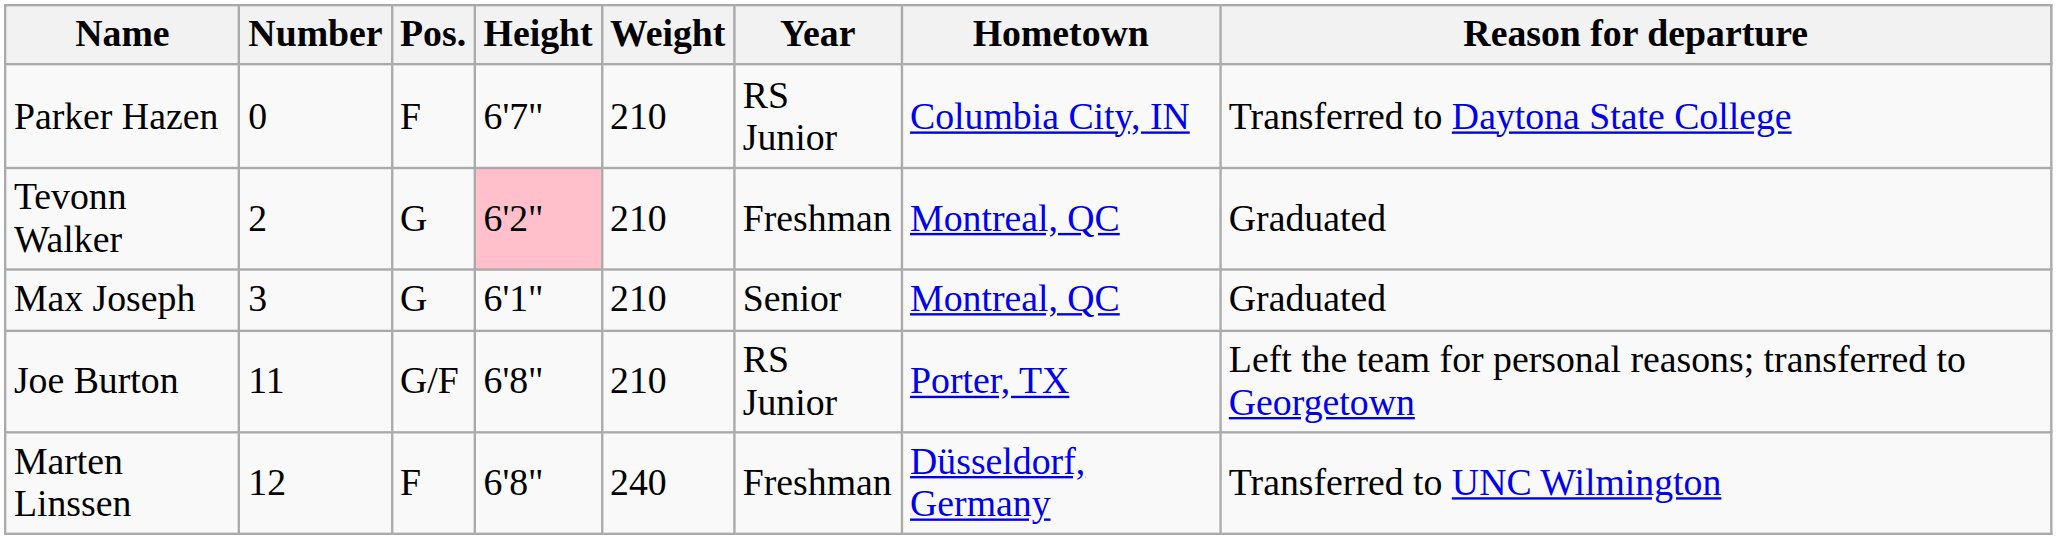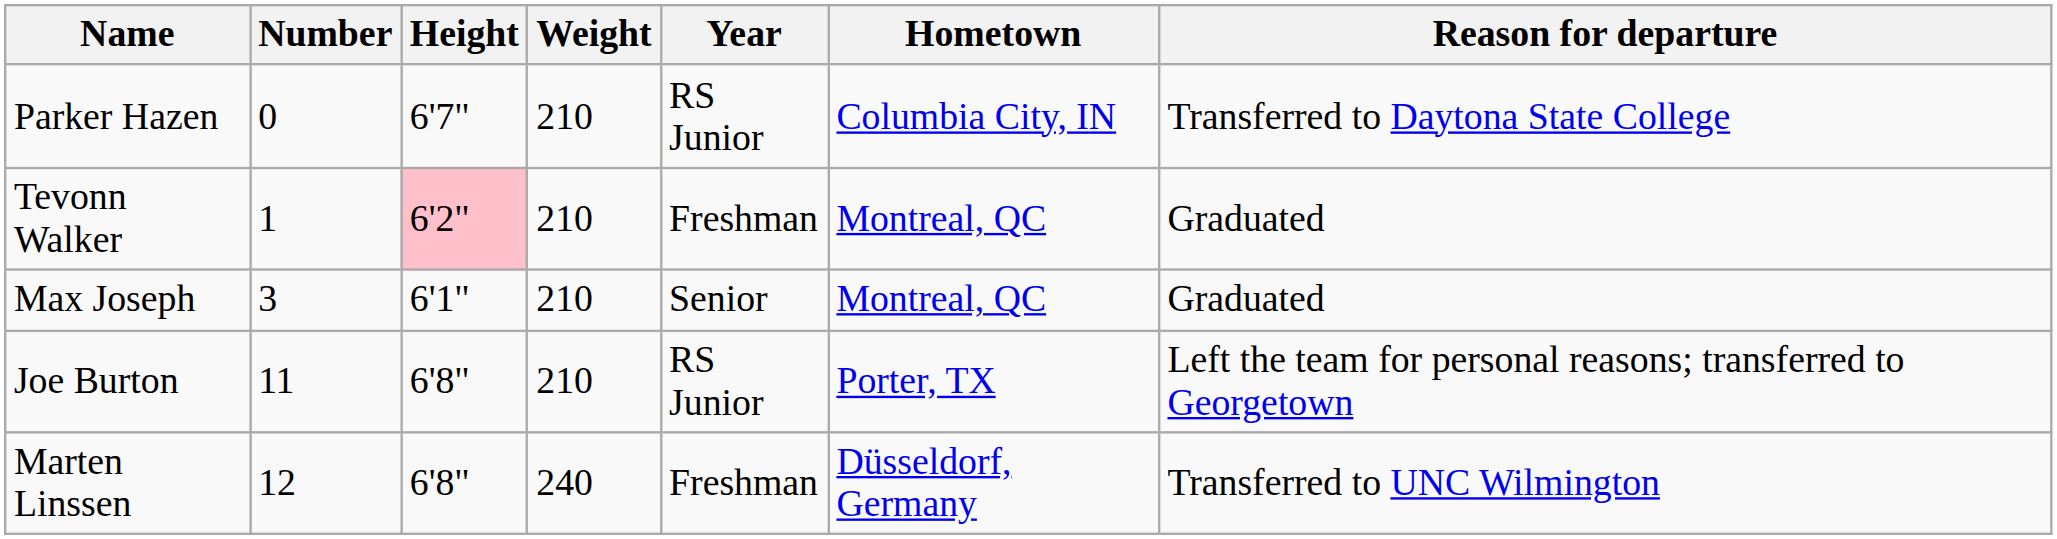- column: (433, 34)
(258, 217) 2 -> (268, 217) 1
